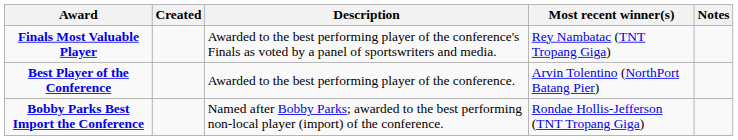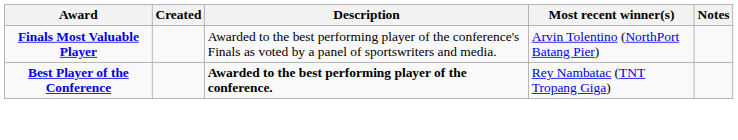(588, 44) Rey Nambatac (TNT Tropang Giga) -> (605, 44) Arvin Tolentino (NorthPort Batang Pier)
(361, 80) normal -> (337, 80) bold
(605, 80) Arvin Tolentino (NorthPort Batang Pier) -> (588, 80) Rey Nambatac (TNT Tropang Giga)
- row: (78, 116)
